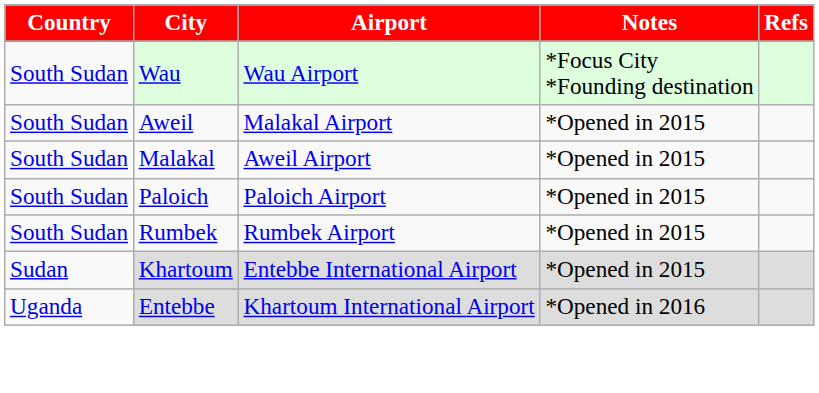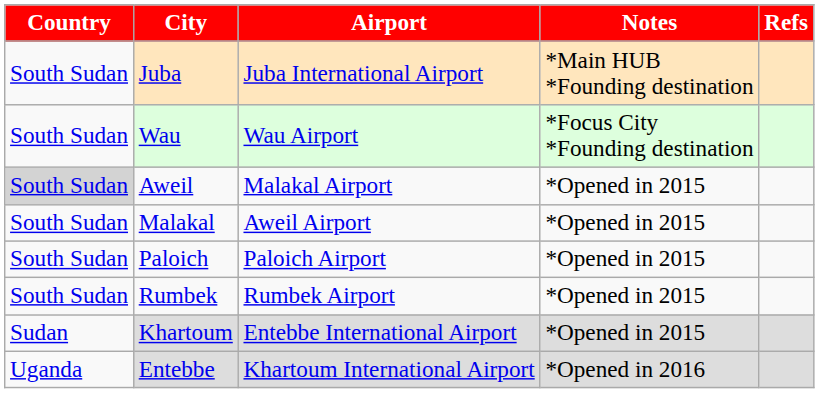+ row: (160, 72)
(69, 122) no background -> (69, 185) lightgrey background
